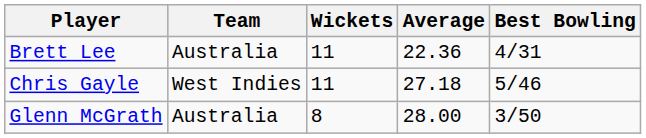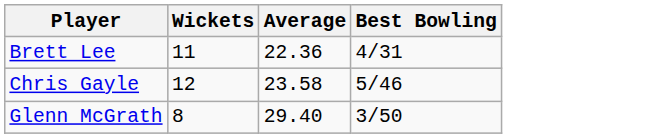- column: (237, 21)
(323, 85) 11 -> (184, 85) 12
(432, 85) 27.18 -> (293, 85) 23.58
(432, 117) 28.00 -> (293, 117) 29.40
